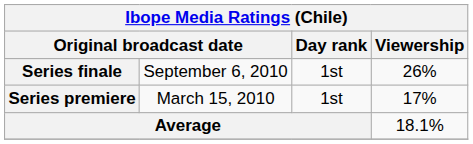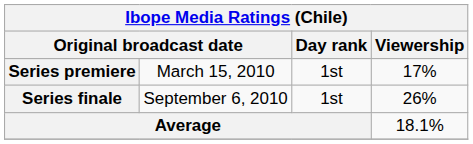rows swapped: (72, 98) <-> (72, 71)
